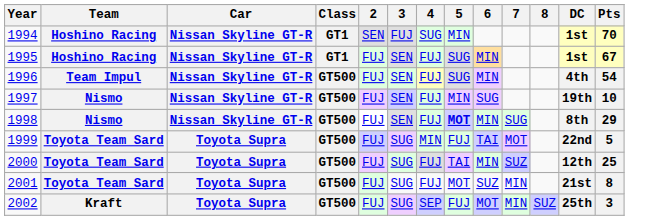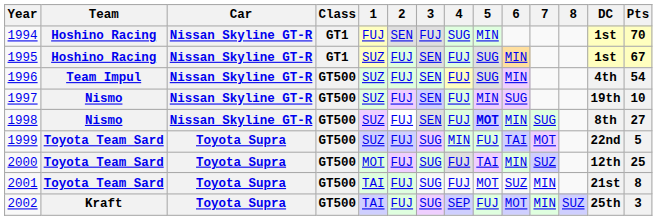+ column: (373, 15)
(609, 120) 29 -> (638, 120) 27
